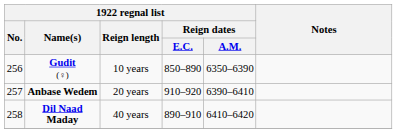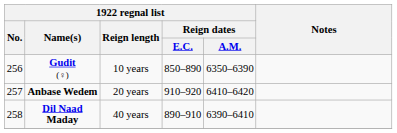(230, 91) 6390–6410 -> (230, 91) 6410–6420
(230, 114) 6410–6420 -> (230, 114) 6390–6410
